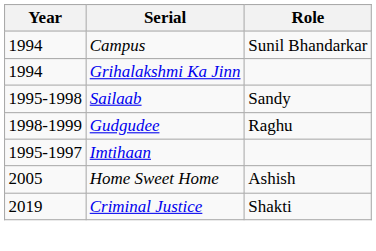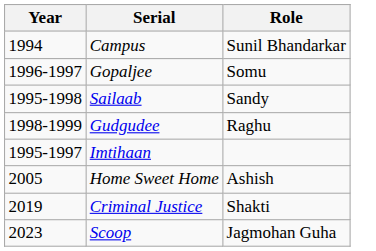- row: (165, 71)
+ row: (121, 71)
+ row: (110, 233)
